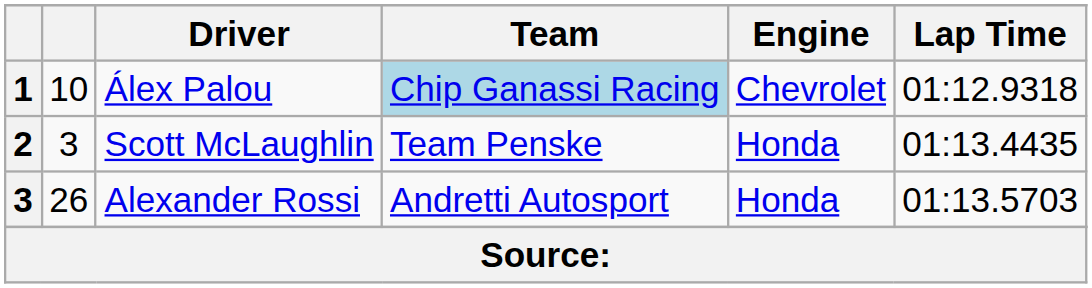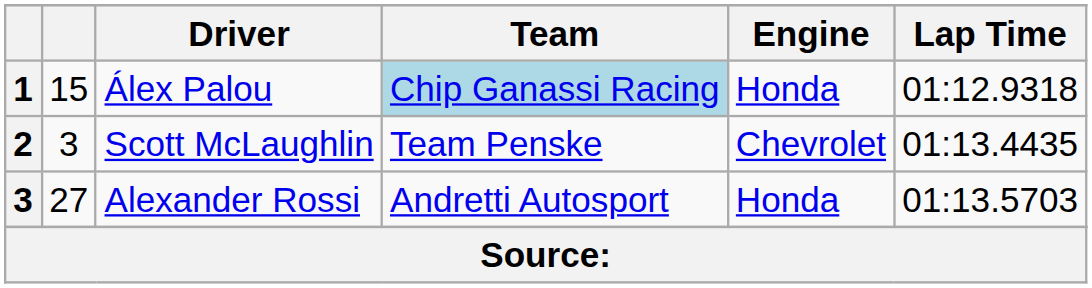(69, 89) 10 -> (69, 89) 15
(811, 89) Chevrolet -> (788, 89) Honda
(788, 144) Honda -> (811, 144) Chevrolet
(69, 200) 26 -> (69, 200) 27
